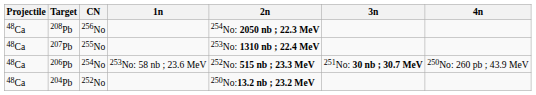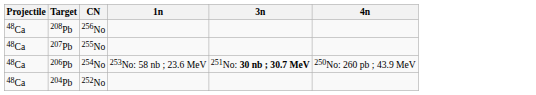- column: (265, 12)
